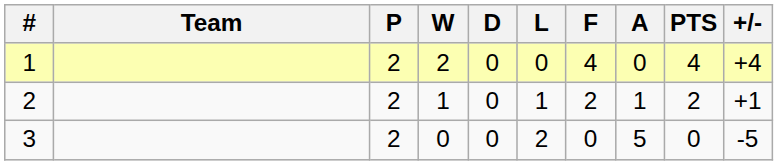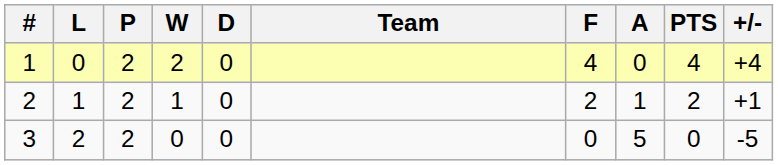columns swapped: (212, 23) <-> (541, 23)
